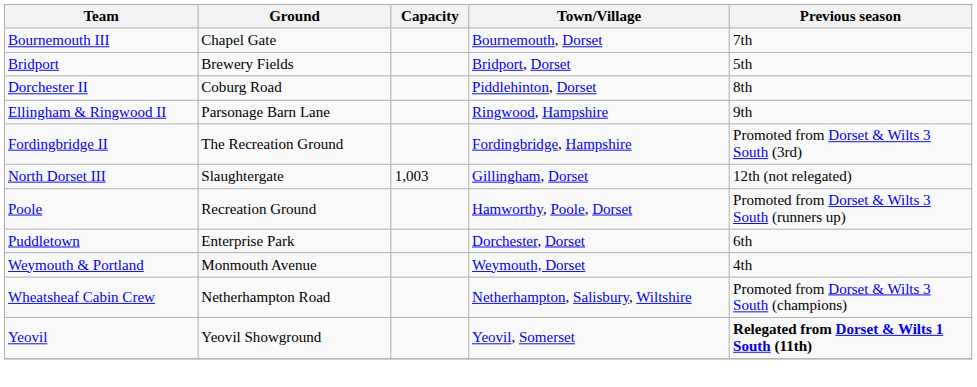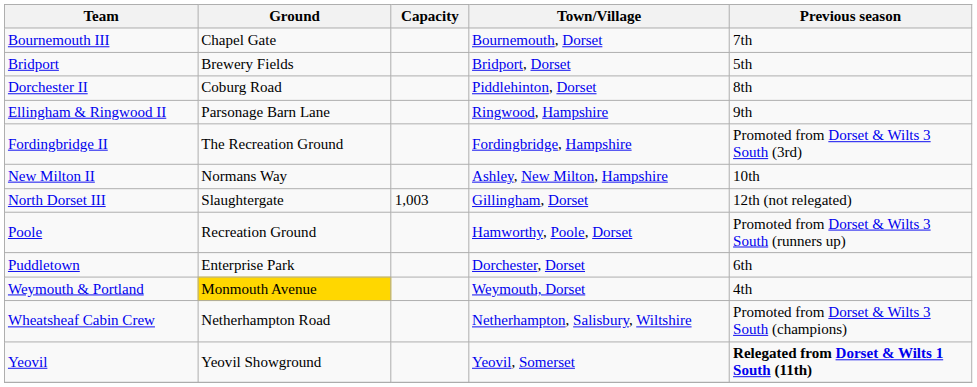+ row: (51, 176)
(259, 264) no background -> (259, 288) gold background
